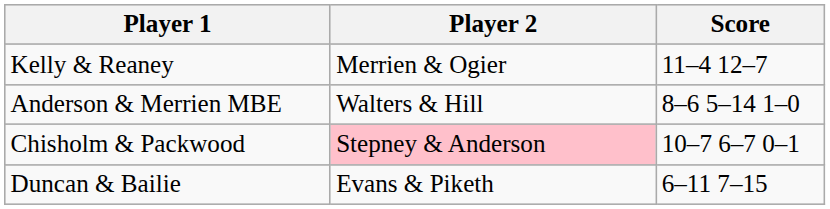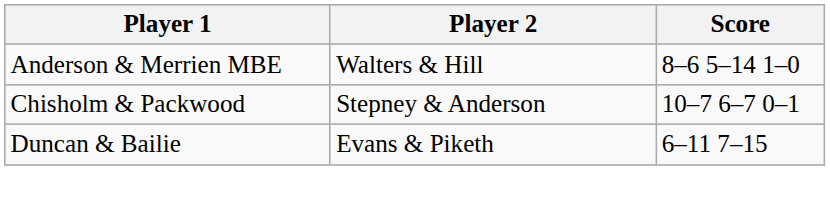- row: (92, 64)
(441, 143) pink background -> (441, 104) no background
